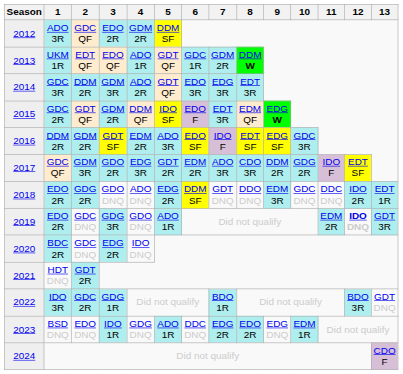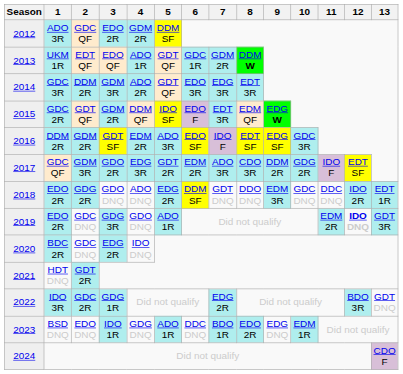(223, 302) BDO 1R -> (223, 302) EDG 2R
(223, 329) EDG 2R -> (223, 329) BDO 1R
